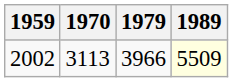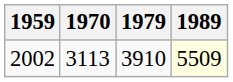(144, 58) 3966 -> (144, 58) 3910
